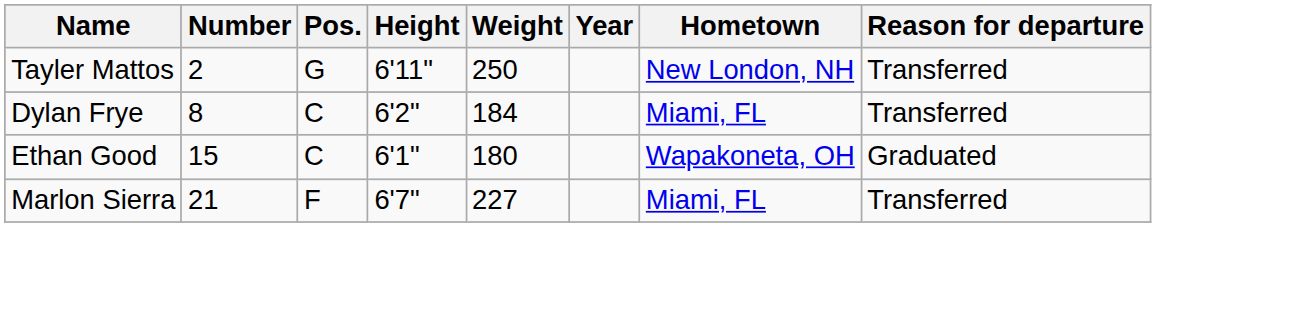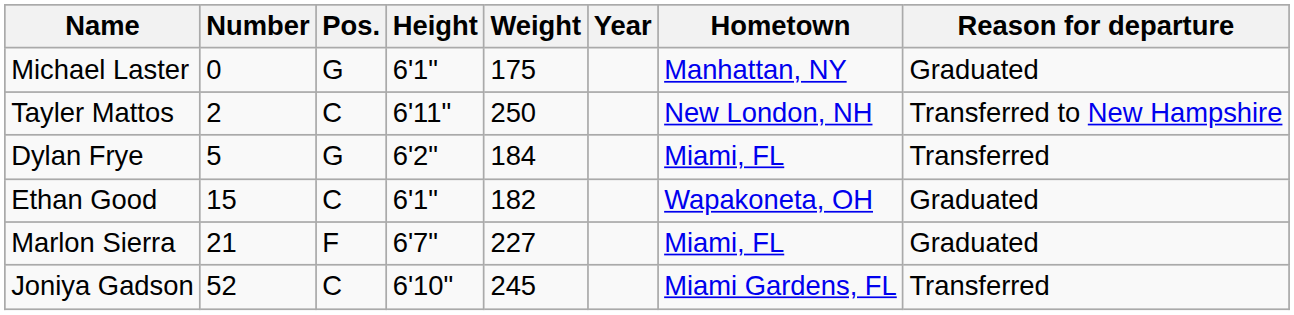+ row: (100, 69)
(315, 69) G -> (332, 112) C
(938, 69) Transferred -> (1096, 112) Transferred to New Hampshire
(196, 112) 8 -> (214, 156) 5
(314, 112) C -> (333, 156) G
(495, 156) 180 -> (513, 199) 182
(938, 199) Transferred -> (974, 243) Graduated
+ row: (102, 286)
